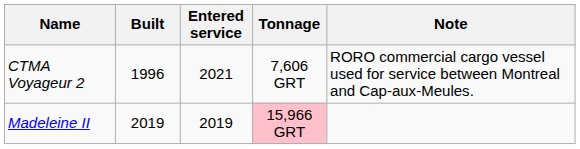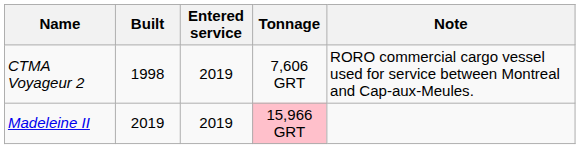(148, 74) 1996 -> (148, 74) 1998
(216, 74) 2021 -> (216, 74) 2019
